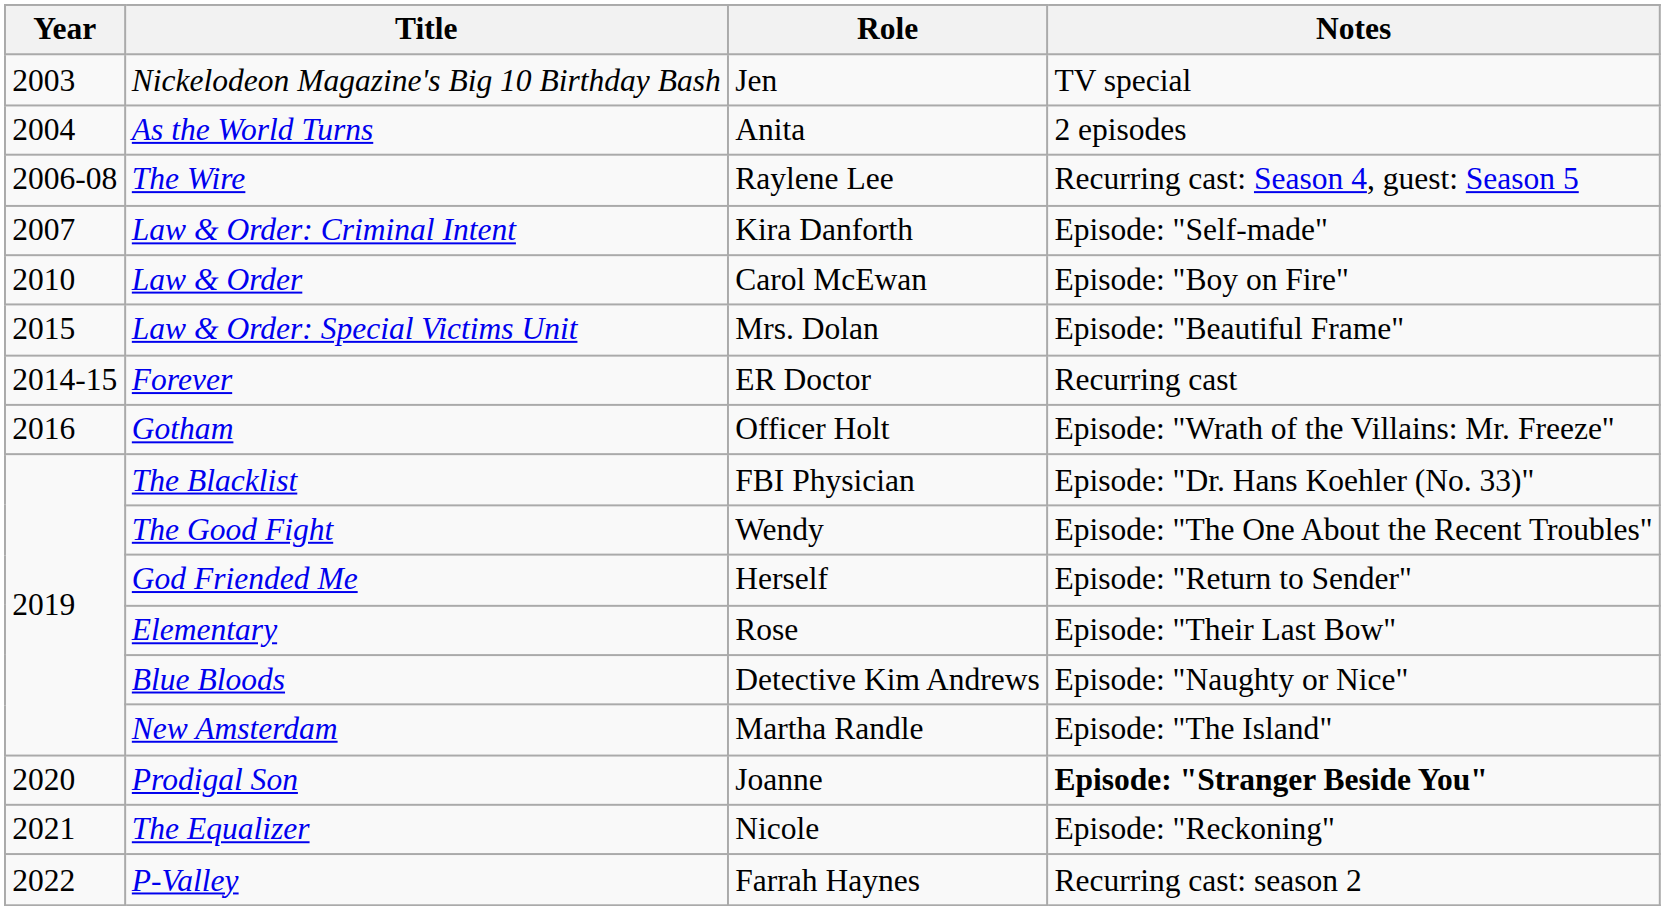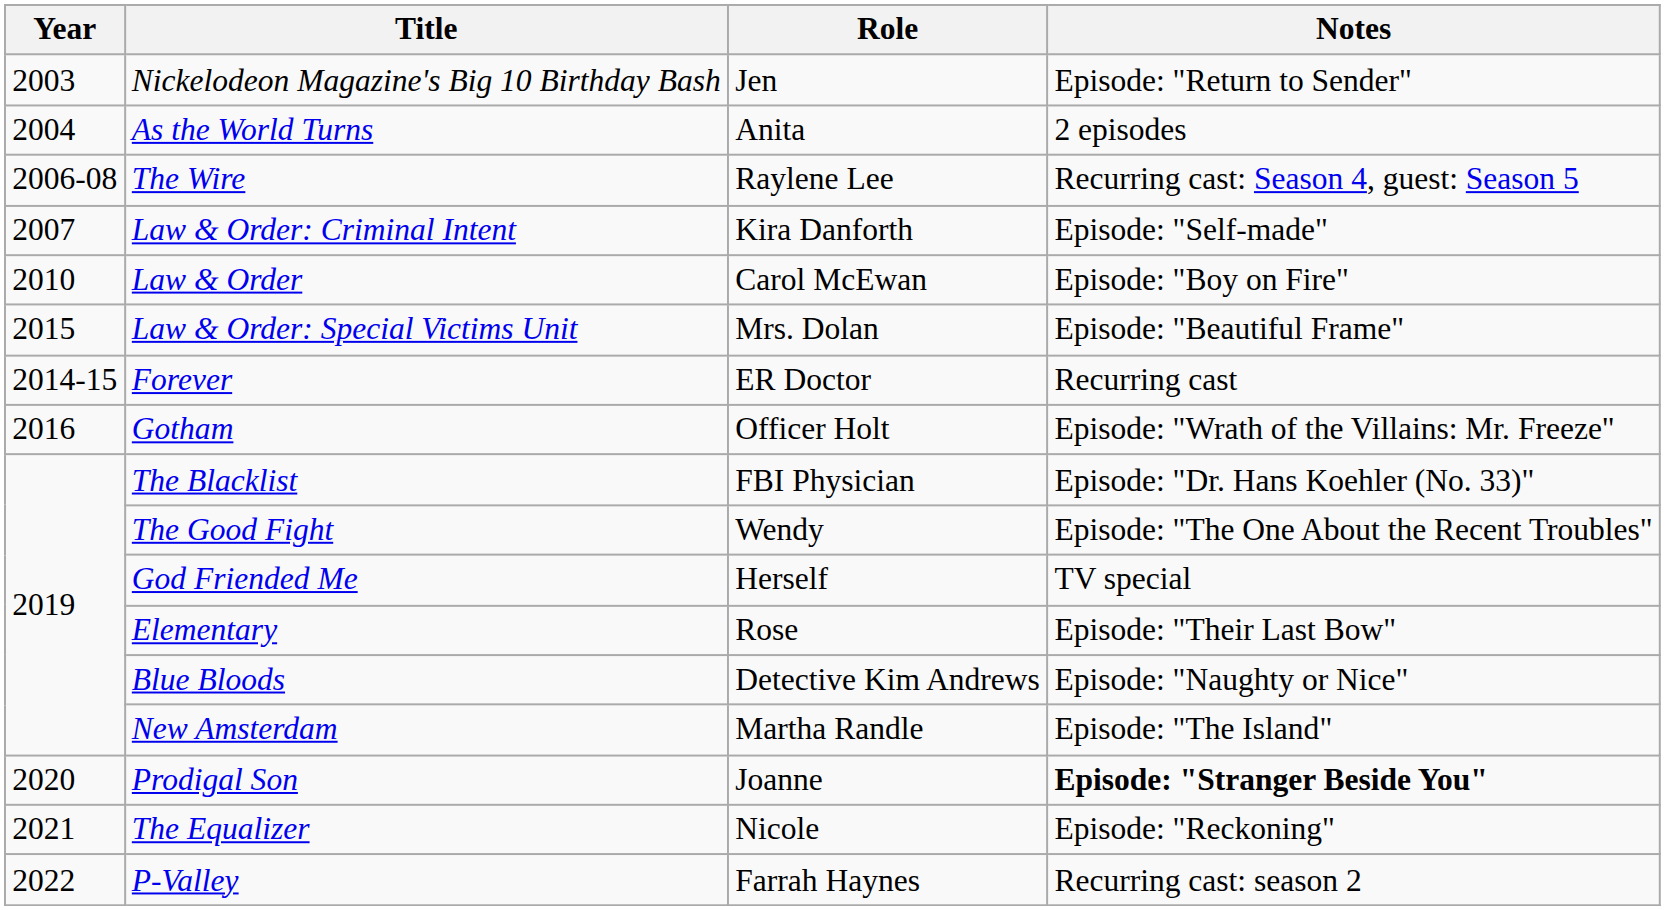(1123, 79) TV special -> (1233, 79) Episode: "Return to Sender"
(1233, 579) Episode: "Return to Sender" -> (1123, 579) TV special
